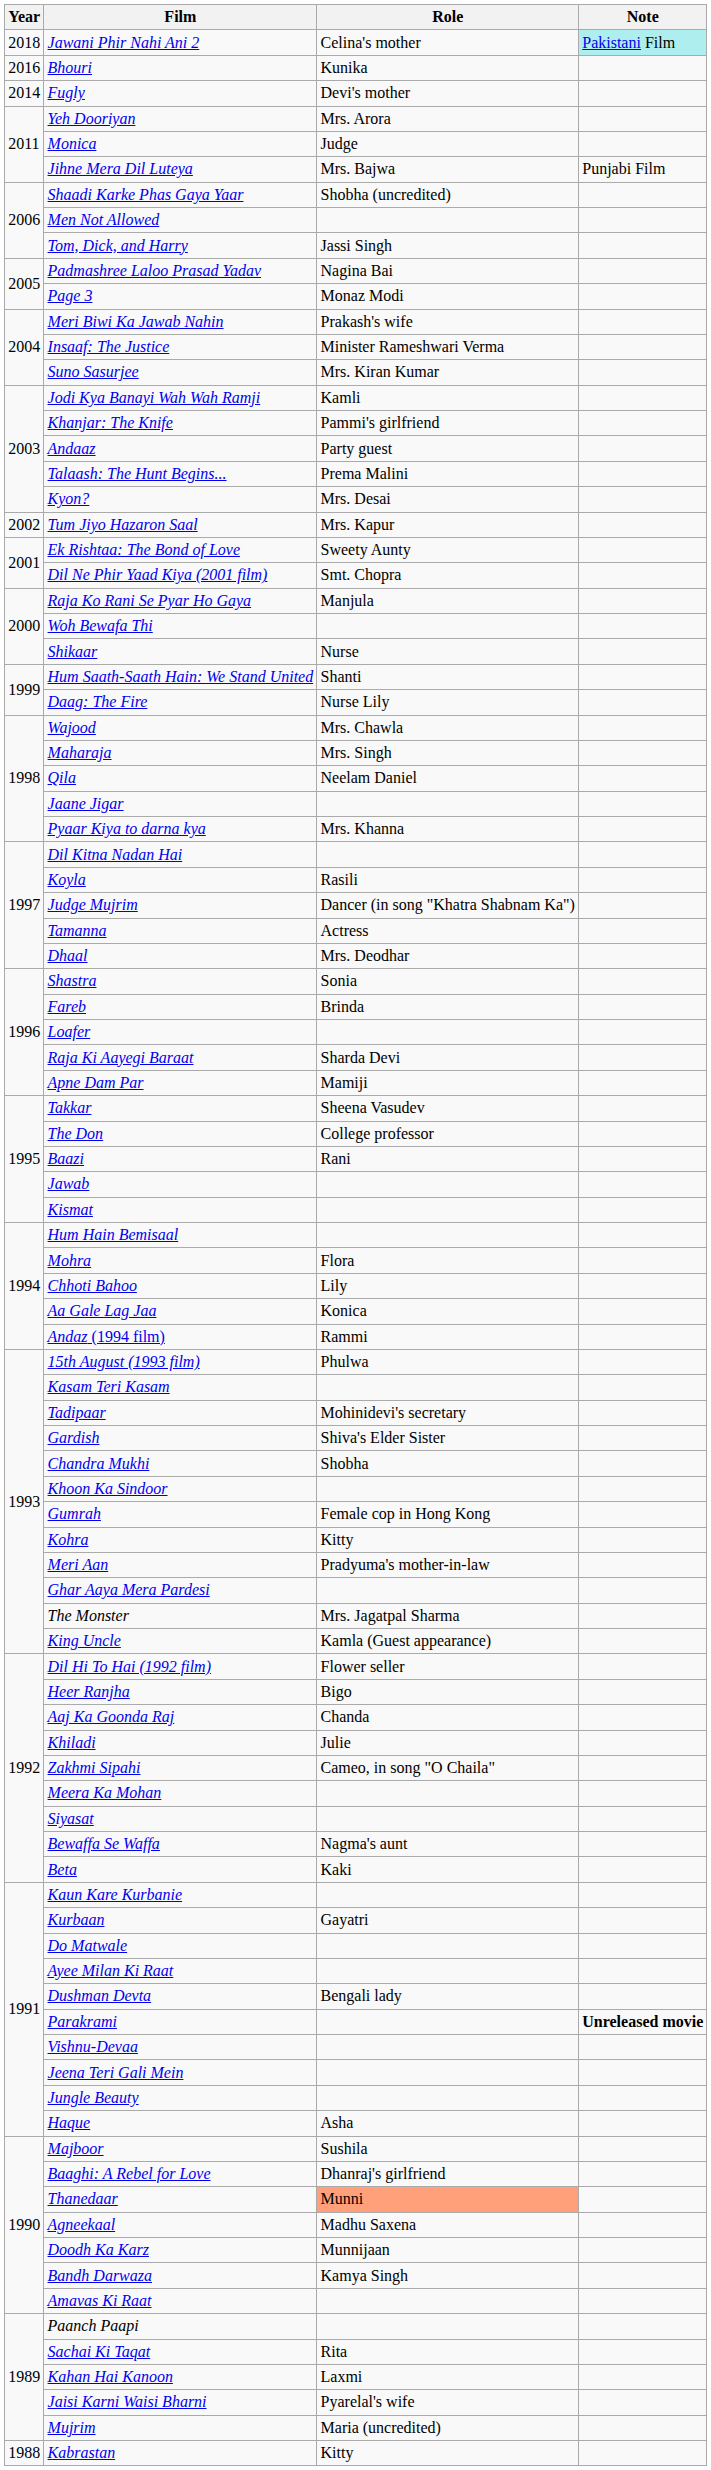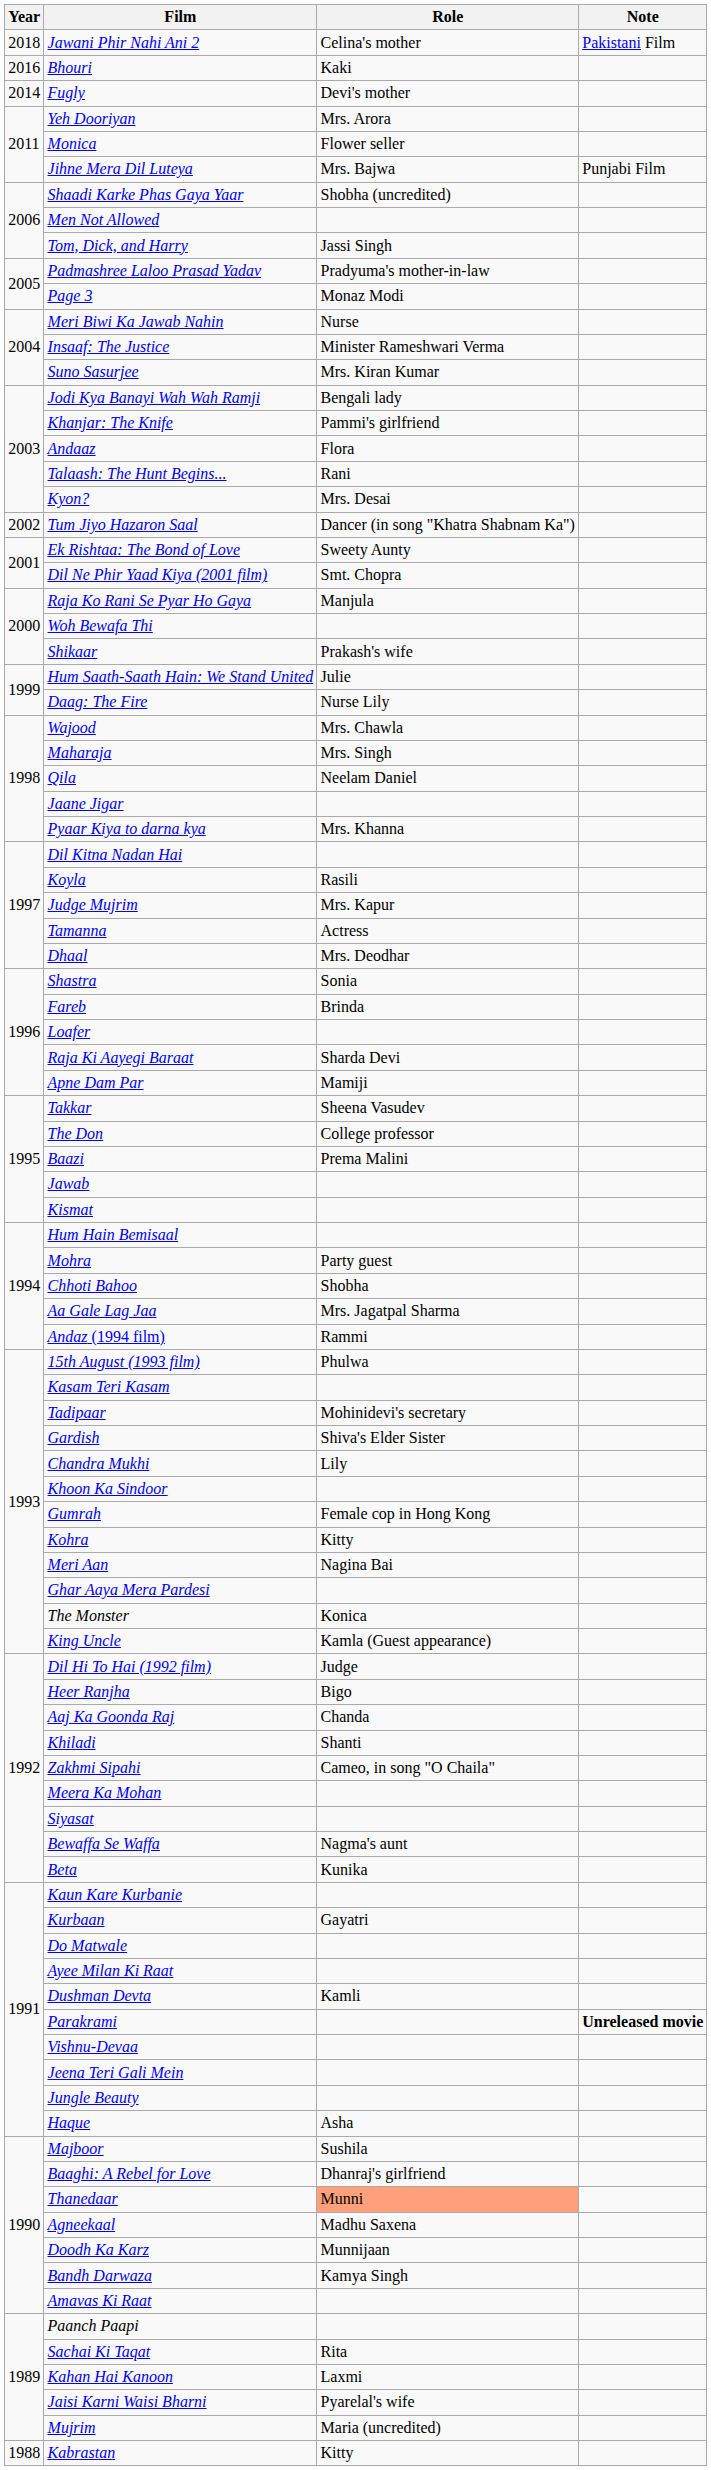(629, 42) paleturquoise background -> (629, 42) no background
(344, 67) Kunika -> (336, 67) Kaki
(339, 144) Judge -> (363, 144) Flower seller
(357, 270) Nagina Bai -> (405, 270) Pradyuma's mother-in-law
(367, 321) Prakash's wife -> (340, 321) Nurse
(341, 397) Kamli -> (361, 397) Bengali lady
(356, 448) Party guest -> (337, 448) Flora
(364, 473) Prema Malini -> (336, 473) Rani
(357, 524) Mrs. Kapur -> (448, 524) Dancer (in song "Khatra Shabnam Ka")
(340, 651) Nurse -> (367, 651) Prakash's wife
(341, 676) Shanti -> (336, 676) Julie
(448, 905) Dancer (in song "Khatra Shabnam Ka") -> (357, 905) Mrs. Kapur
(336, 1159) Rani -> (364, 1159) Prema Malini
(337, 1260) Flora -> (356, 1260) Party guest
(334, 1285) Lily -> (345, 1285) Shobha
(344, 1311) Konica -> (390, 1311) Mrs. Jagatpal Sharma
(345, 1463) Shobha -> (334, 1463) Lily
(405, 1565) Pradyuma's mother-in-law -> (357, 1565) Nagina Bai
(390, 1615) Mrs. Jagatpal Sharma -> (344, 1615) Konica
(363, 1666) Flower seller -> (339, 1666) Judge
(336, 1742) Julie -> (341, 1742) Shanti
(336, 1869) Kaki -> (344, 1869) Kunika
(361, 1996) Bengali lady -> (341, 1996) Kamli
